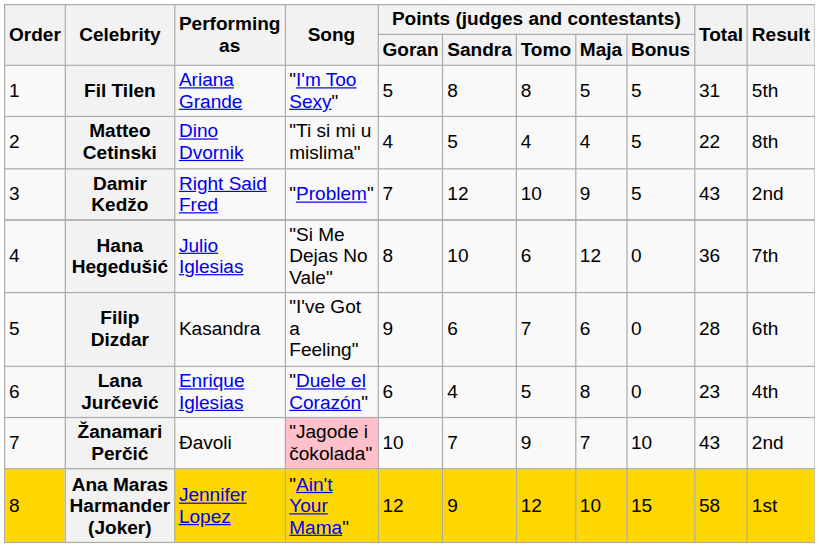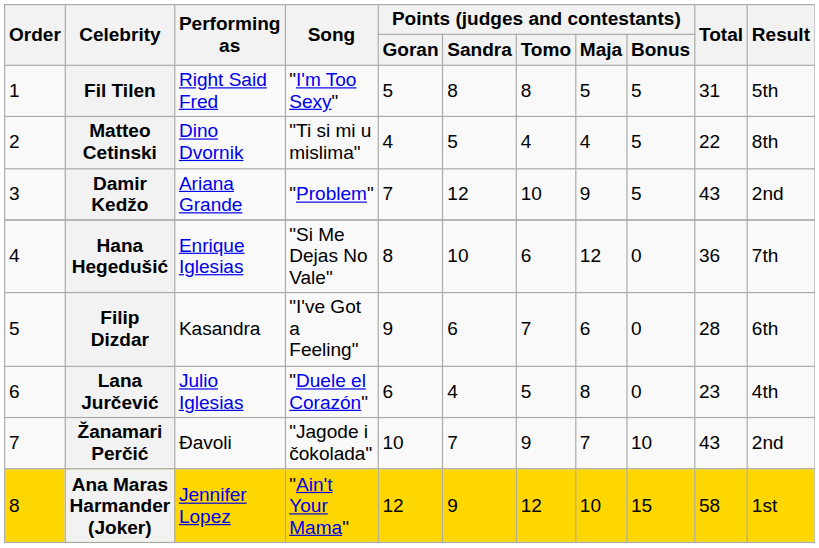(211, 90) Ariana Grande -> (223, 90) Right Said Fred
(223, 193) Right Said Fred -> (211, 193) Ariana Grande
(211, 256) Julio Iglesias -> (212, 256) Enrique Iglesias
(212, 391) Enrique Iglesias -> (211, 391) Julio Iglesias
(331, 443) pink background -> (331, 443) no background
